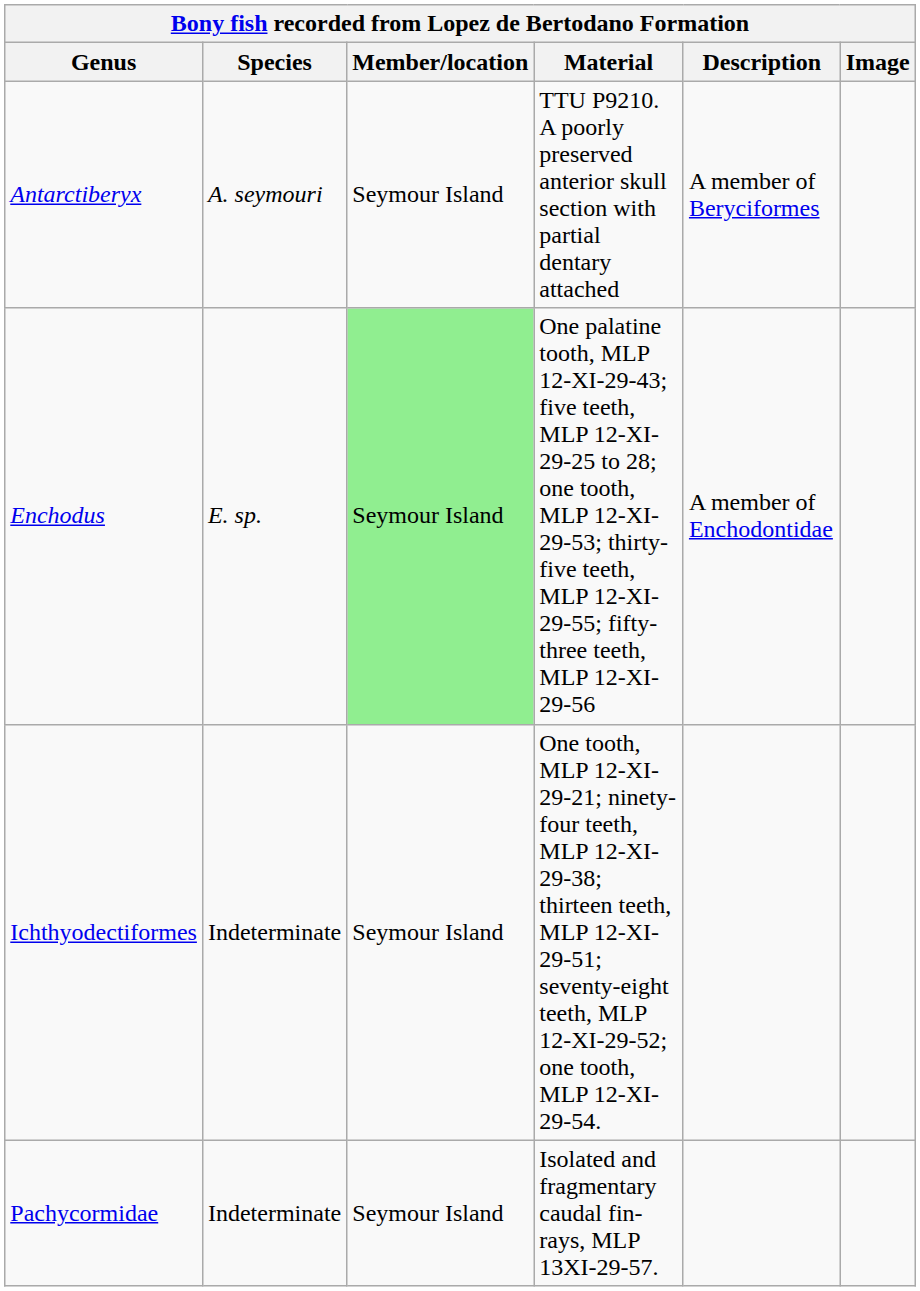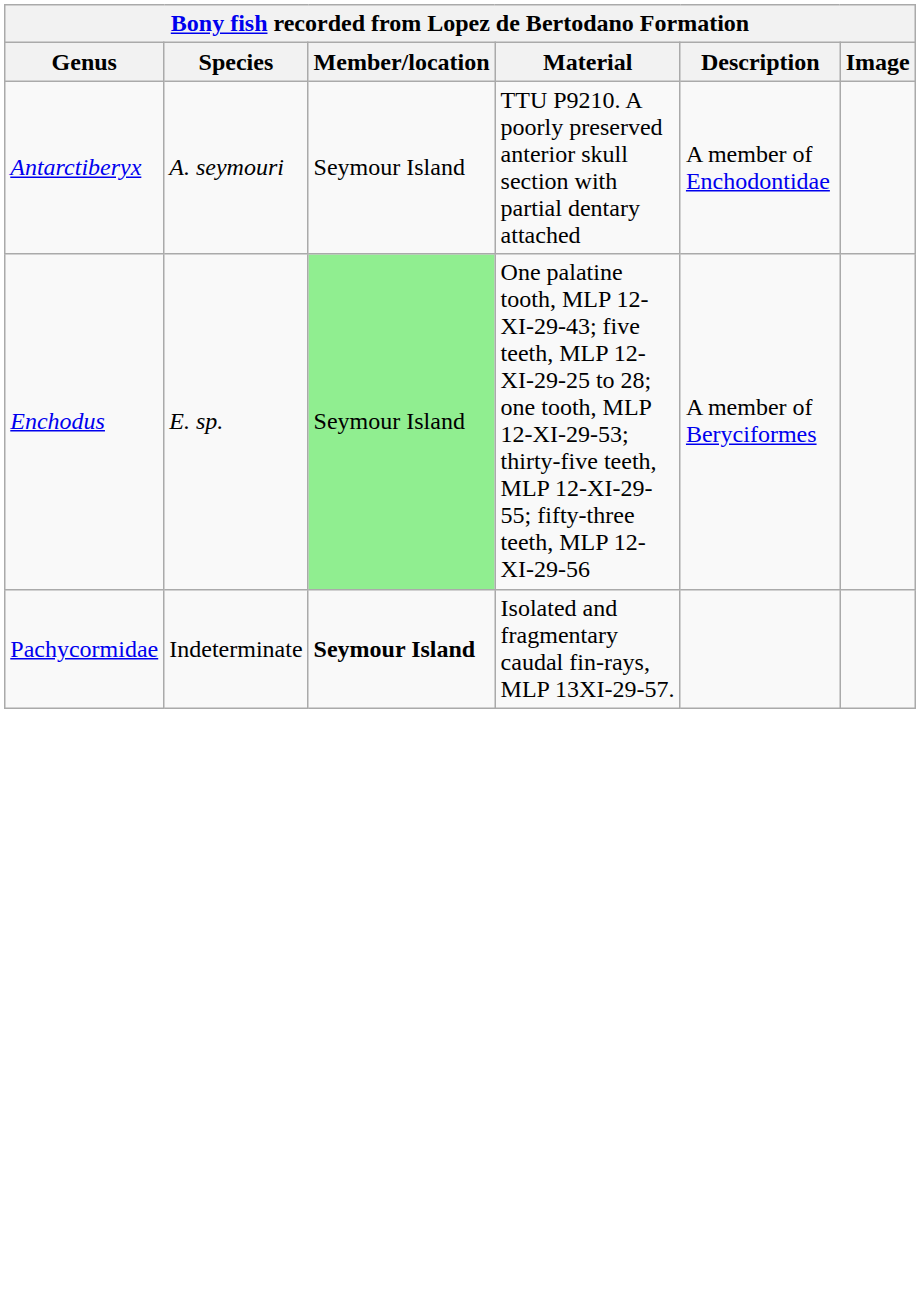(754, 194) A member of Beryciformes -> (758, 167) A member of Enchodontidae
(761, 515) A member of Enchodontidae -> (751, 421) A member of Beryciformes
- row: (104, 931)
(428, 1212) normal -> (394, 648) bold
